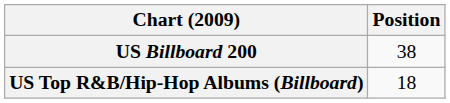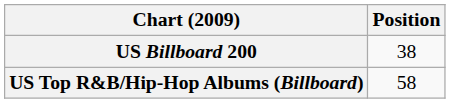(406, 82) 18 -> (406, 82) 58
